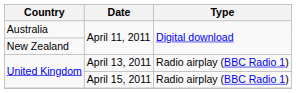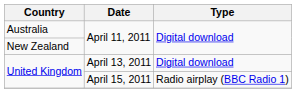(222, 63) Radio airplay (BBC Radio 1) -> (195, 63) Digital download
